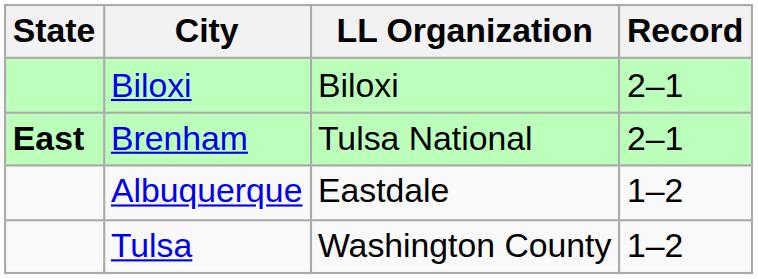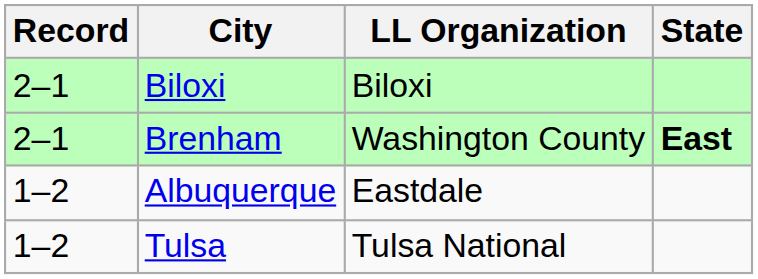columns swapped: (54, 31) <-> (685, 31)
(425, 138) Tulsa National -> (498, 138) Washington County
(465, 245) Washington County -> (459, 245) Tulsa National
